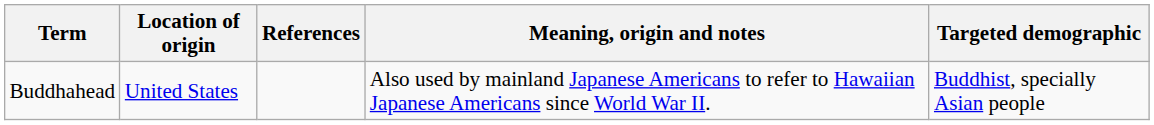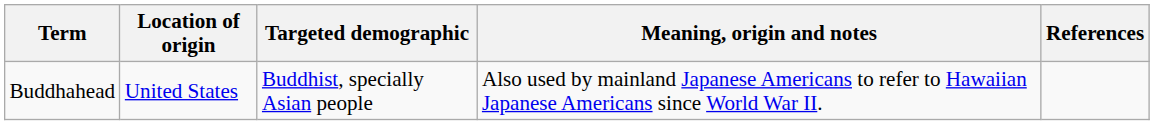columns swapped: (1039, 33) <-> (311, 33)
